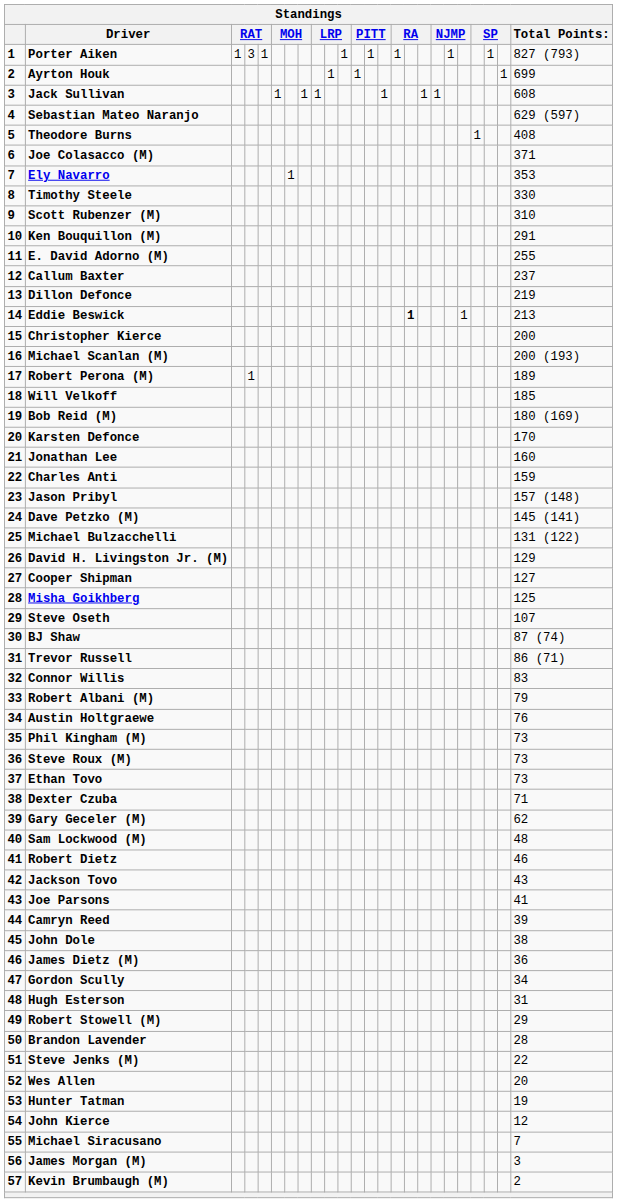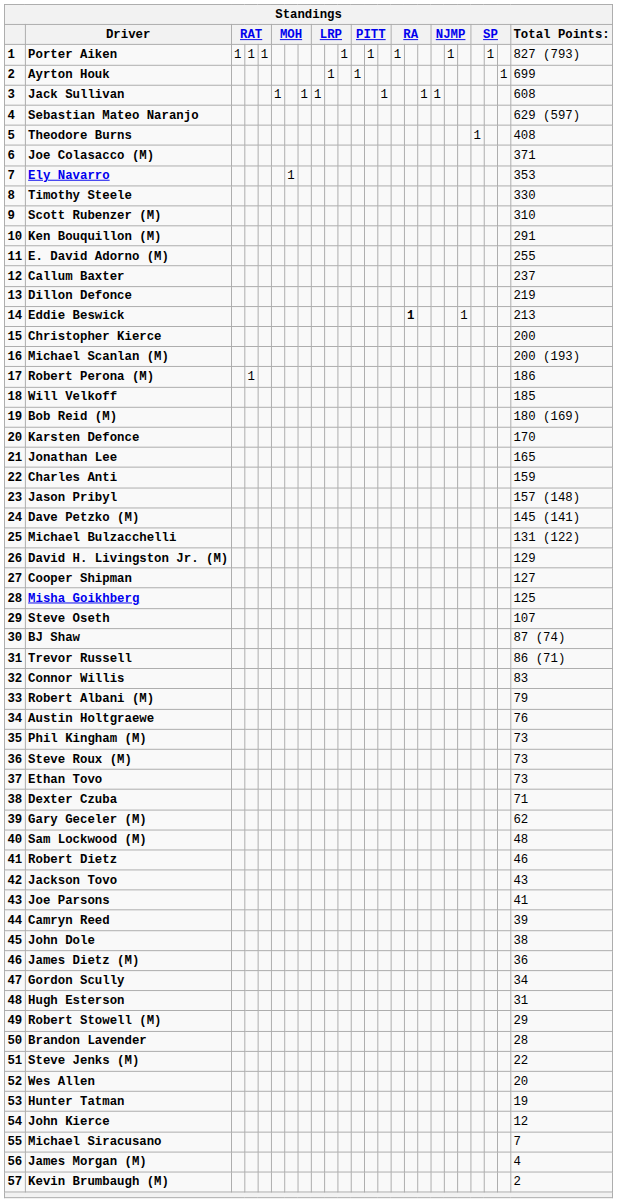(251, 55) 3 -> (251, 55) 1
(525, 377) 189 -> (525, 377) 186
(525, 457) 160 -> (525, 457) 165
(517, 1162) 3 -> (517, 1162) 4
